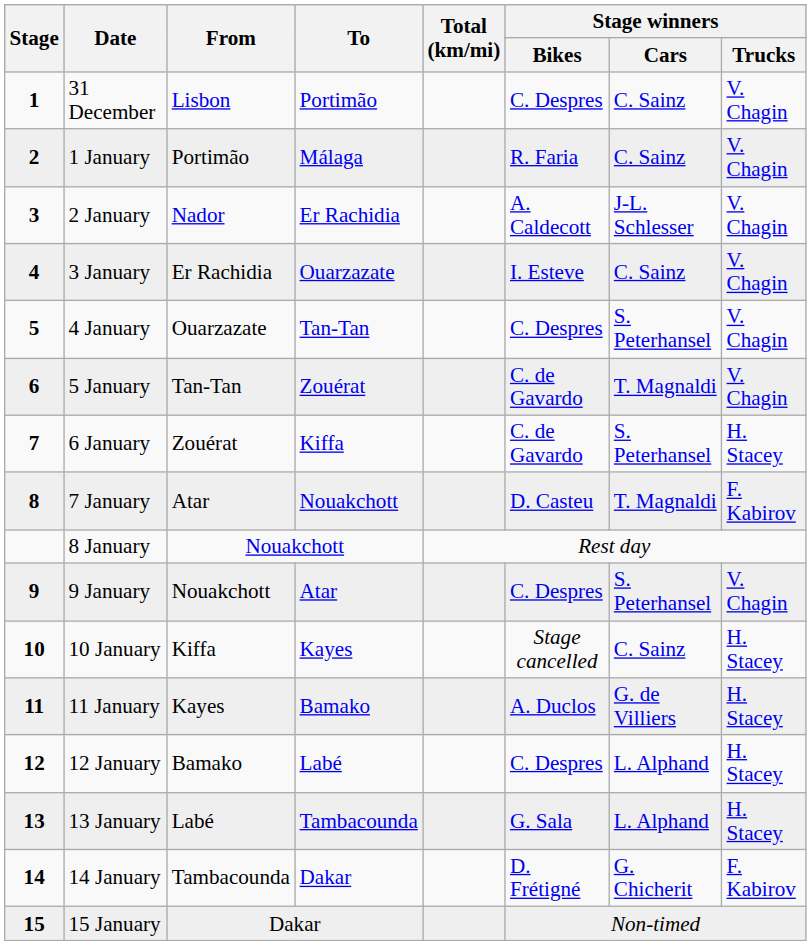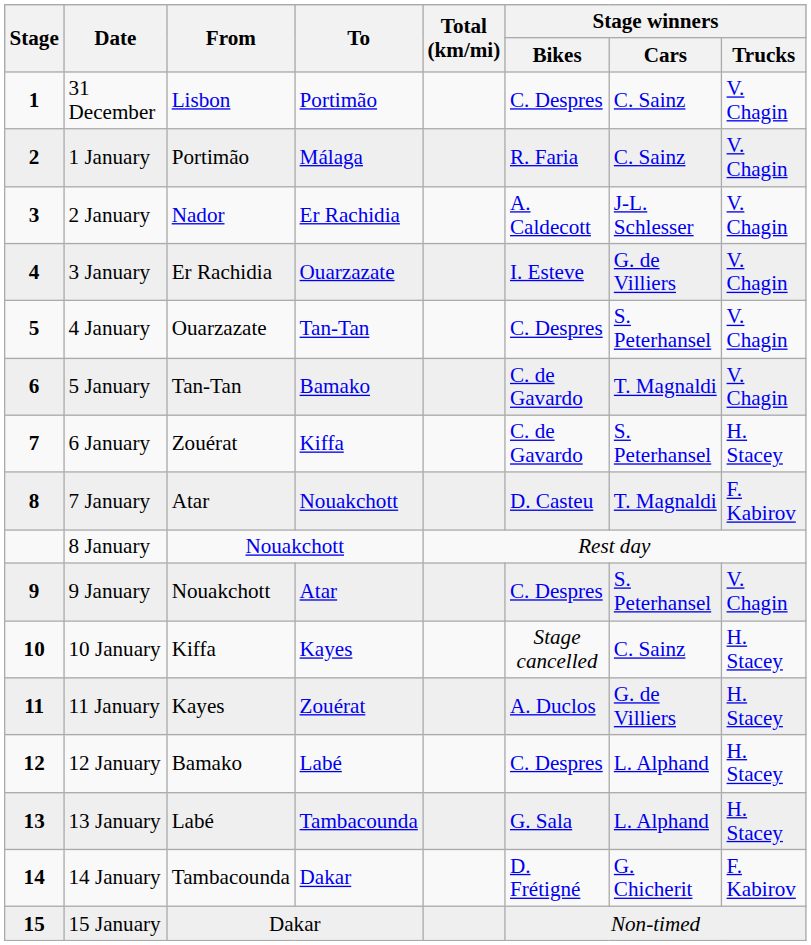(650, 271) C. Sainz -> (645, 271) G. de Villiers
(332, 386) Zouérat -> (335, 386) Bamako
(335, 706) Bamako -> (332, 706) Zouérat
